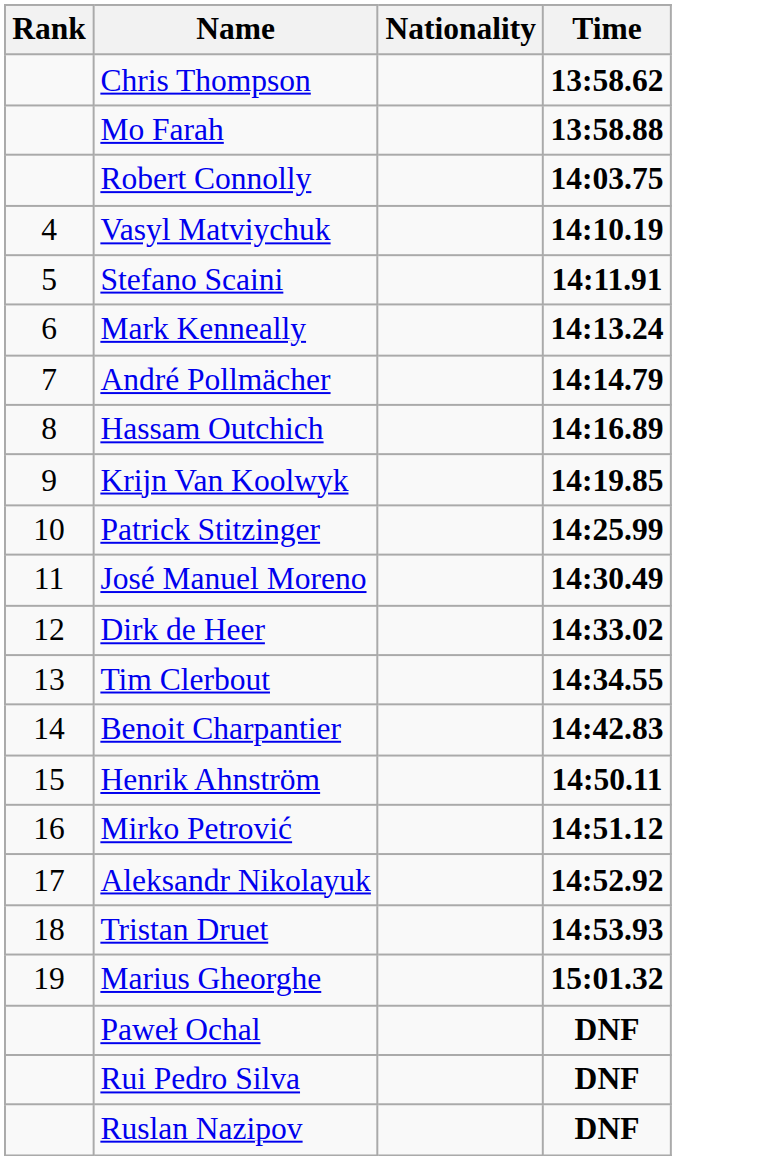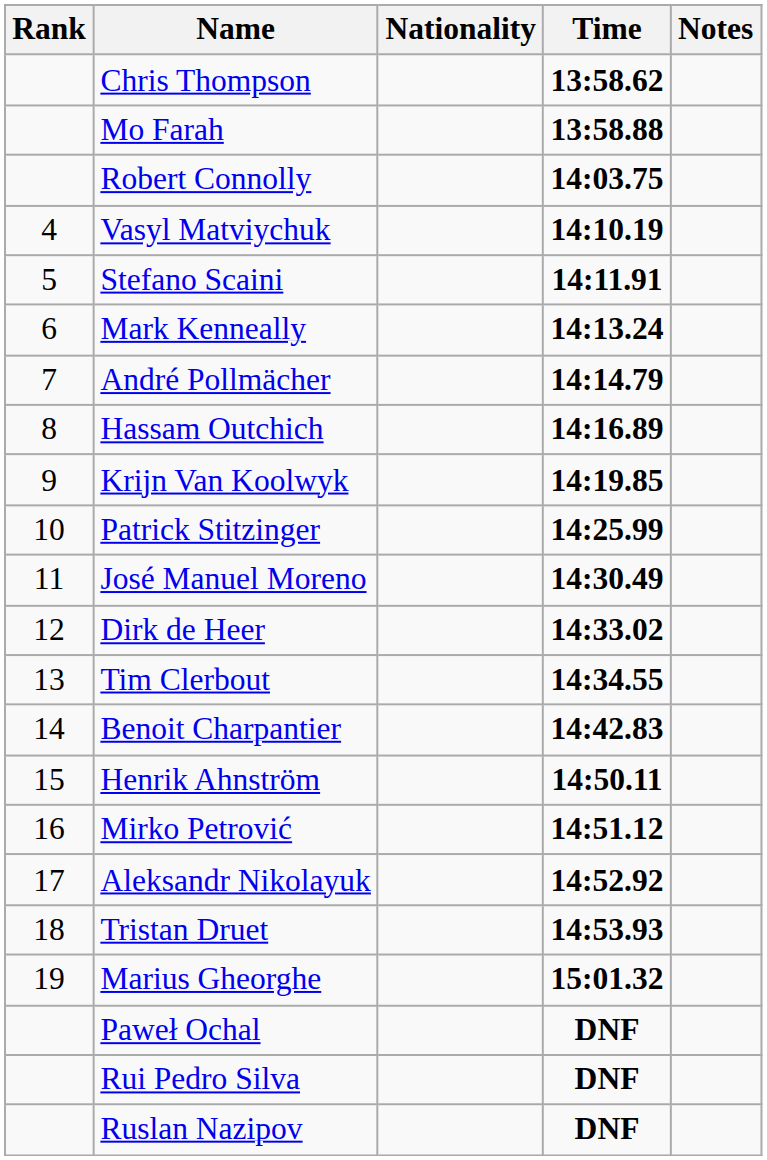+ column: (716, 29)
